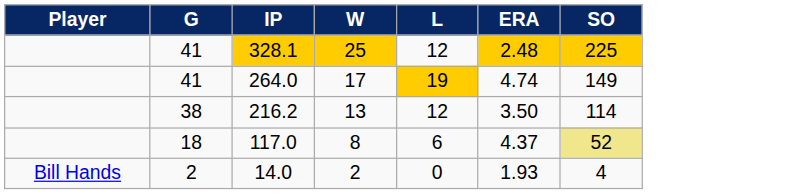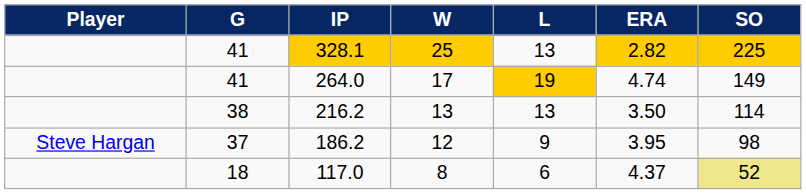(437, 50) 12 -> (545, 50) 13
(519, 50) 2.48 -> (647, 50) 2.82
(437, 111) 12 -> (545, 111) 13
+ row: (340, 142)
- row: (273, 173)
